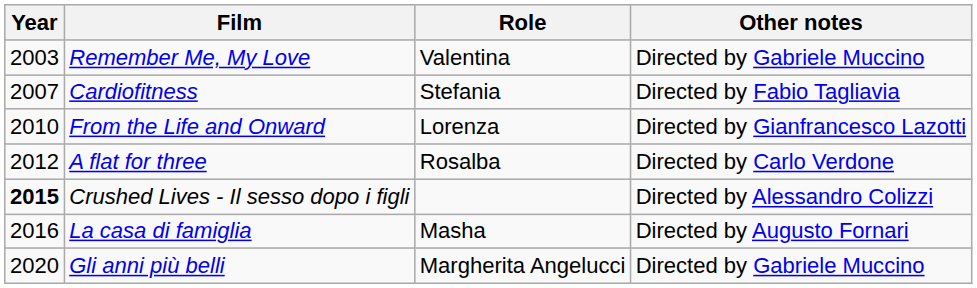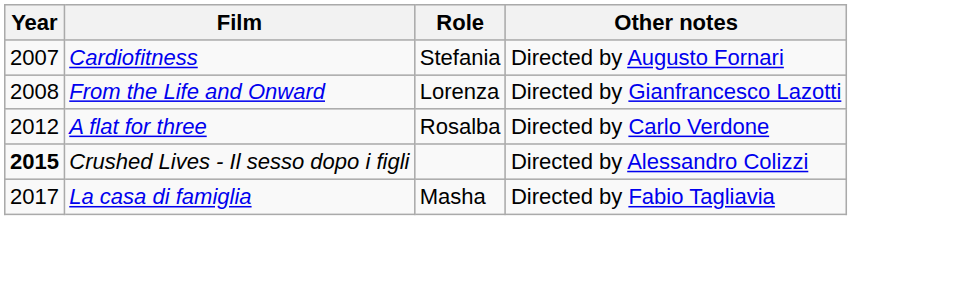- row: (190, 57)
(768, 92) Directed by Fabio Tagliavia -> (647, 57) Directed by Augusto Fornari
(34, 127) 2010 -> (34, 92) 2008
(34, 231) 2016 -> (34, 197) 2017
(772, 231) Directed by Augusto Fornari -> (643, 197) Directed by Fabio Tagliavia
- row: (147, 266)
